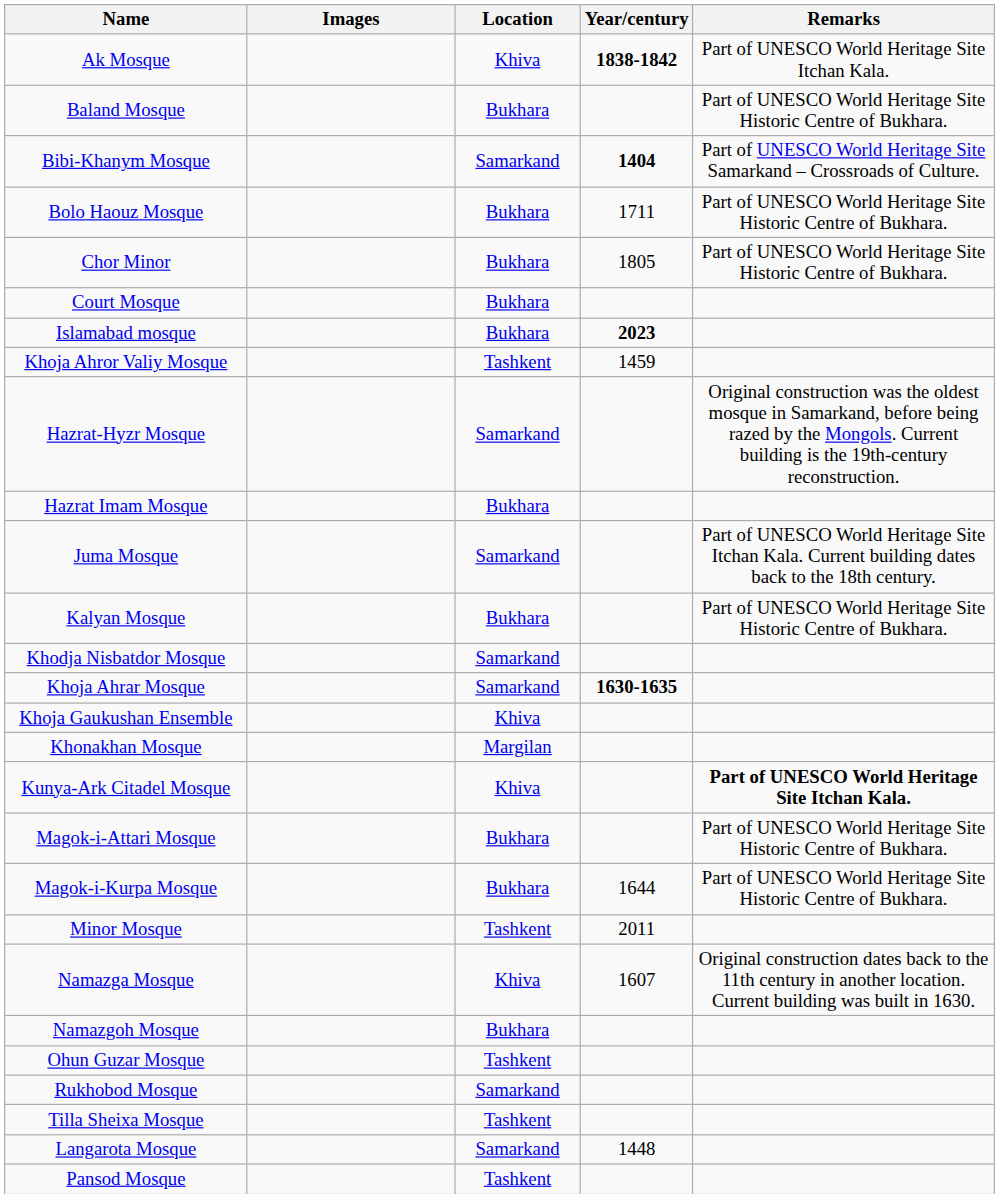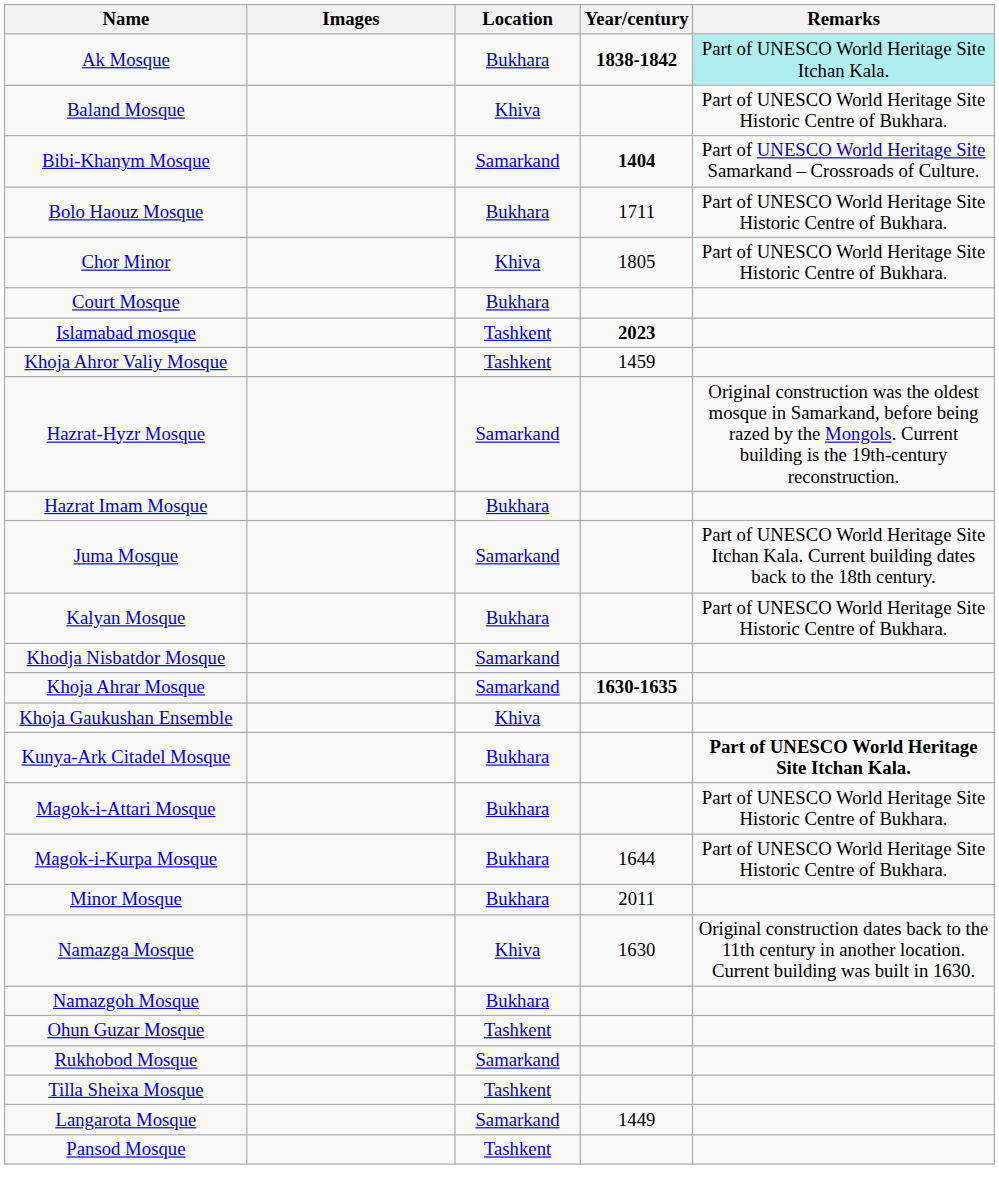(518, 59) Khiva -> (518, 59) Bukhara
(844, 59) no background -> (844, 59) paleturquoise background
(518, 110) Bukhara -> (518, 110) Khiva
(518, 262) Bukhara -> (518, 262) Khiva
(518, 332) Bukhara -> (518, 332) Tashkent
- row: (126, 747)
(518, 787) Khiva -> (518, 757) Bukhara
(518, 929) Tashkent -> (518, 899) Bukhara
(637, 979) 1607 -> (637, 950) 1630
(637, 1149) 1448 -> (637, 1119) 1449
